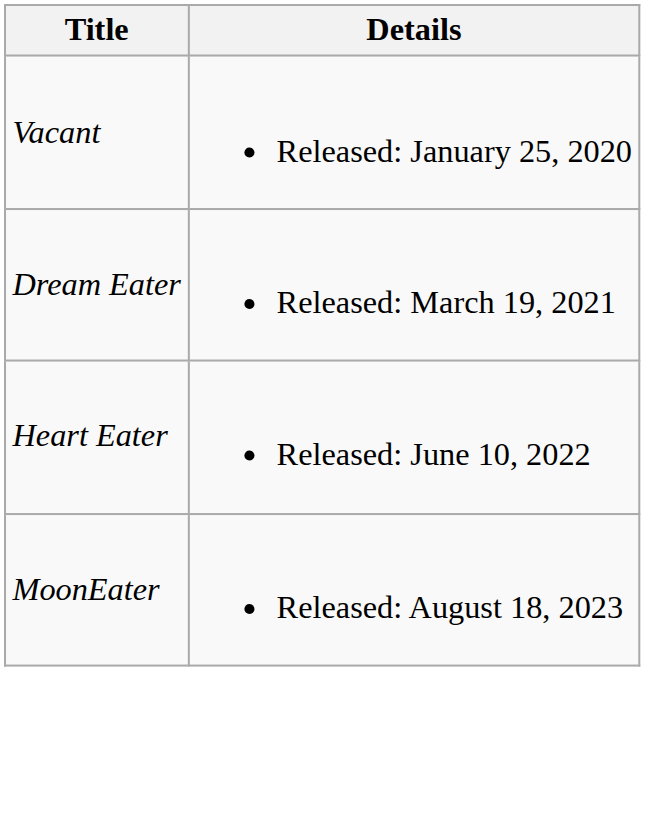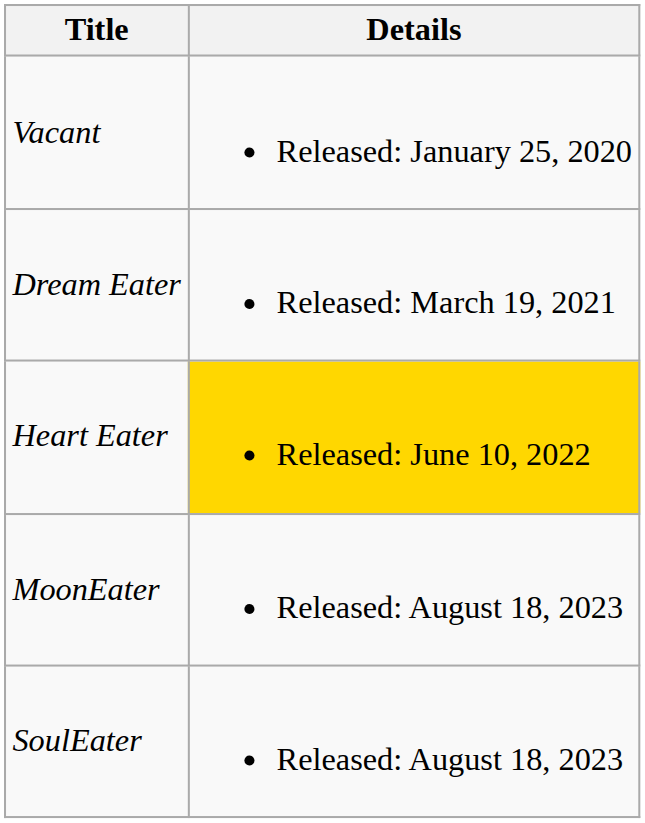(414, 455) no background -> (414, 455) gold background
+ row: (77, 740)
